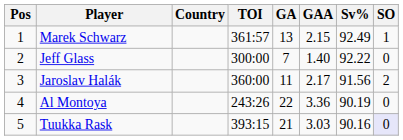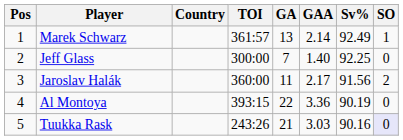(318, 37) 2.15 -> (318, 37) 2.14
(355, 59) 92.22 -> (355, 59) 92.25
(250, 102) 243:26 -> (250, 102) 393:15
(250, 124) 393:15 -> (250, 124) 243:26
